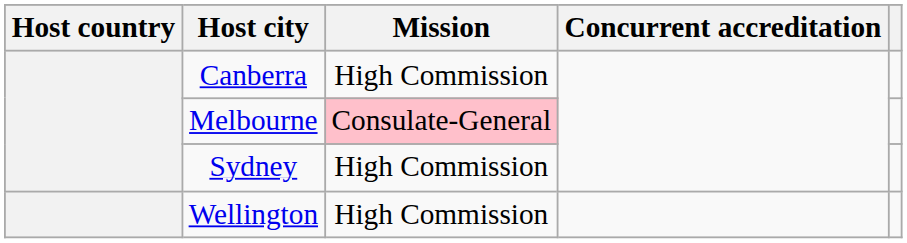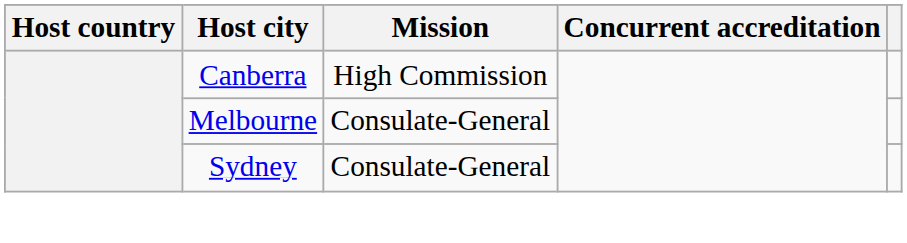(441, 120) pink background -> (440, 120) no background
(441, 167) High Commission -> (440, 167) Consulate-General
- row: (253, 213)
